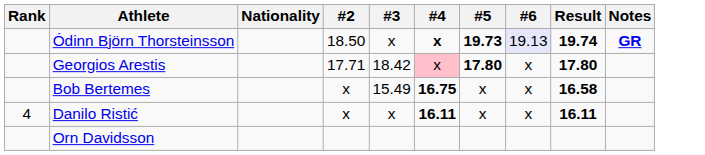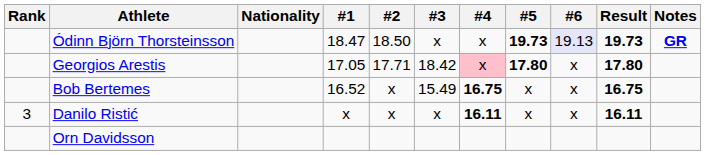+ column: (346, 16)
(437, 41) bold -> (483, 41) normal
(578, 41) 19.74 -> (624, 41) 19.73
(578, 89) 16.58 -> (624, 89) 16.75
(27, 114) 4 -> (27, 114) 3
